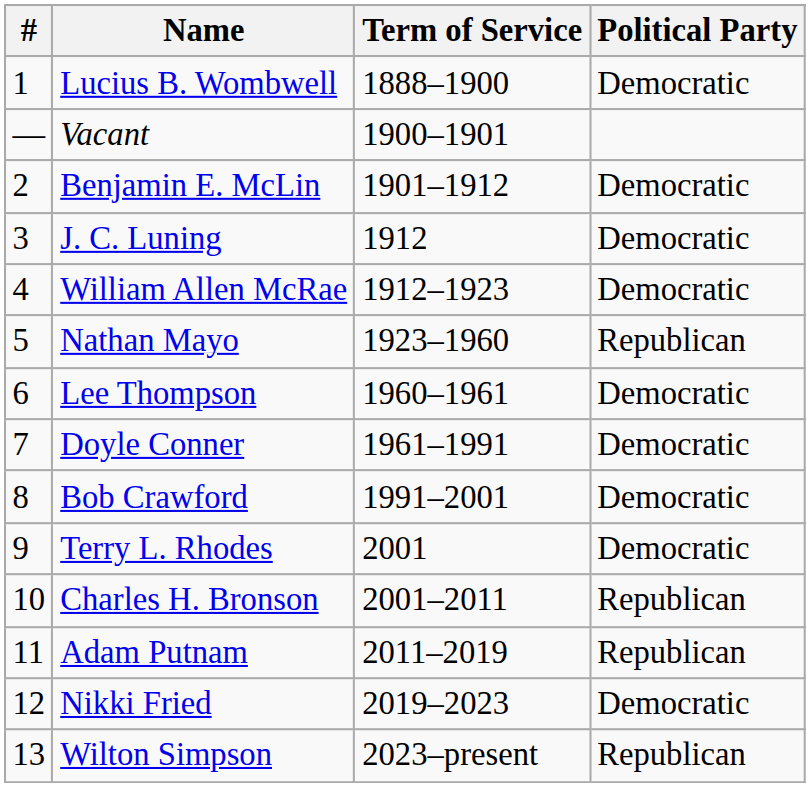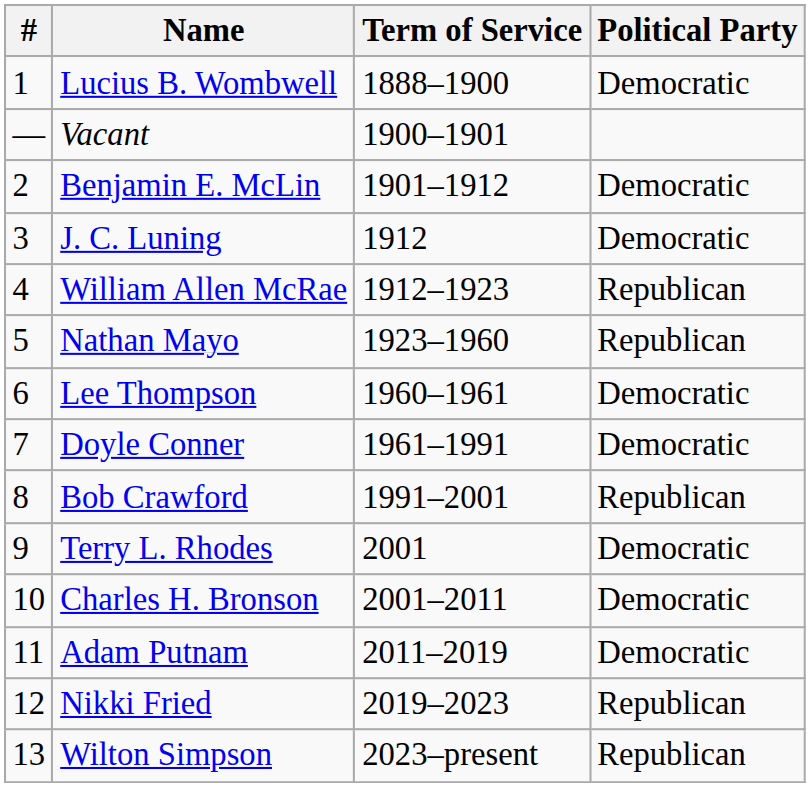(673, 289) Democratic -> (672, 289) Republican
(673, 496) Democratic -> (672, 496) Republican
(672, 599) Republican -> (673, 599) Democratic
(672, 651) Republican -> (673, 651) Democratic
(673, 703) Democratic -> (672, 703) Republican
